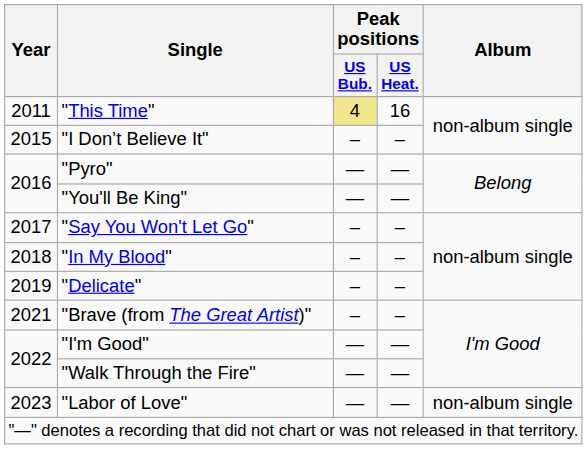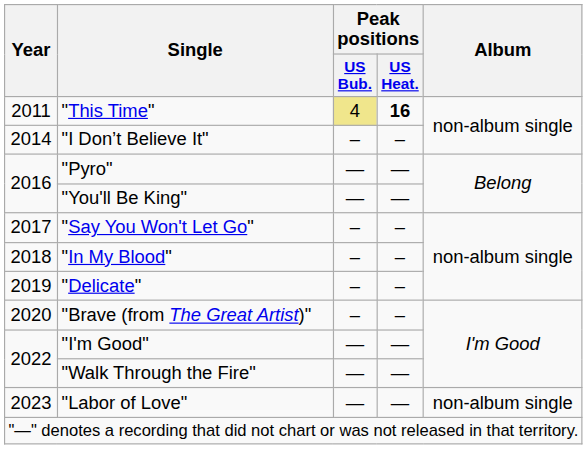(400, 110) normal -> (400, 110) bold
(31, 139) 2015 -> (31, 139) 2014
(31, 314) 2021 -> (31, 314) 2020
